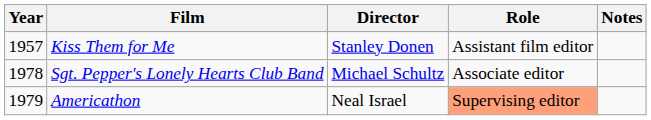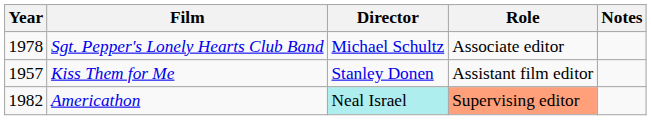rows swapped: (113, 45) <-> (187, 73)
(26, 100) 1979 -> (26, 100) 1982
(369, 100) no background -> (369, 100) paleturquoise background
